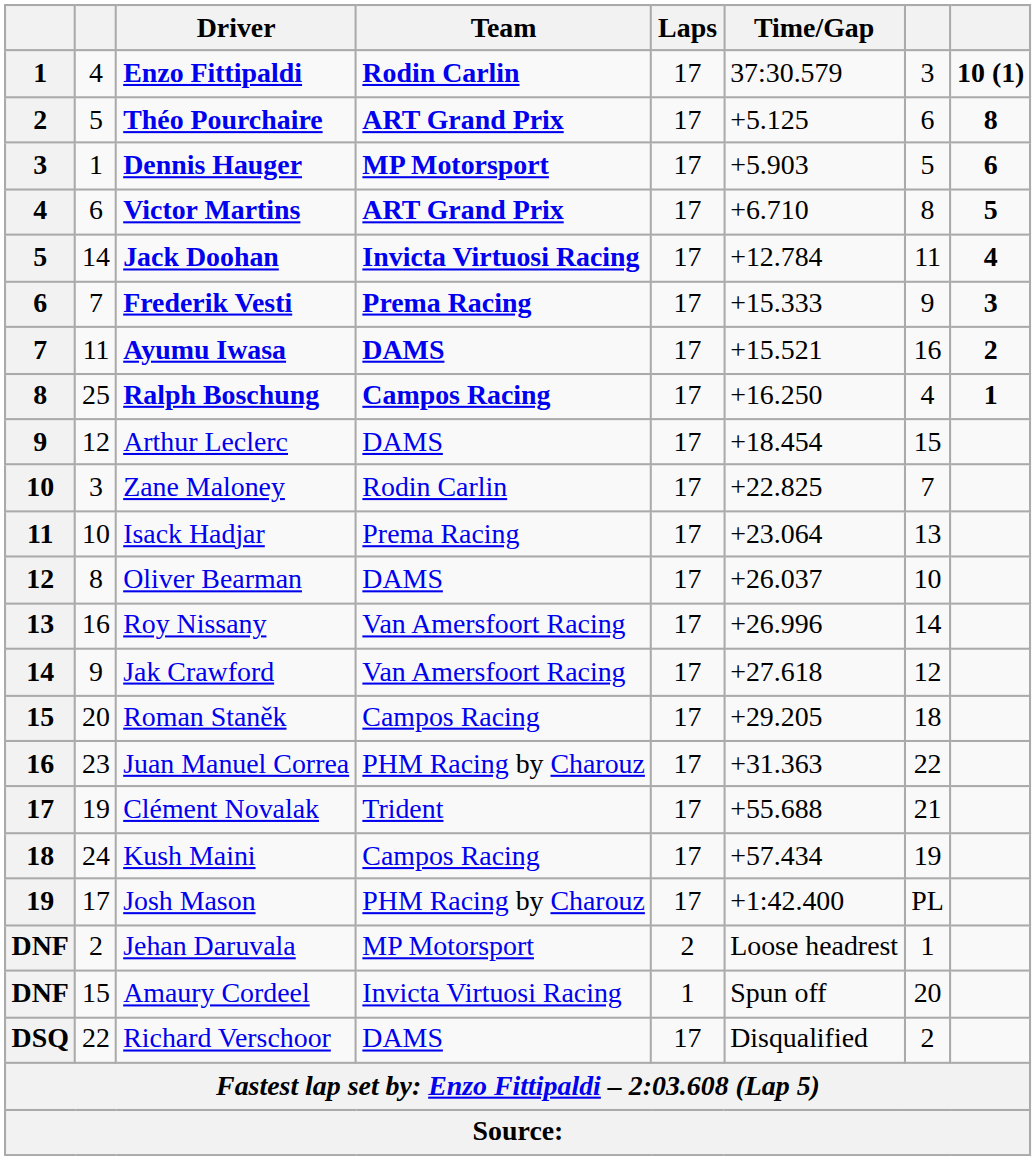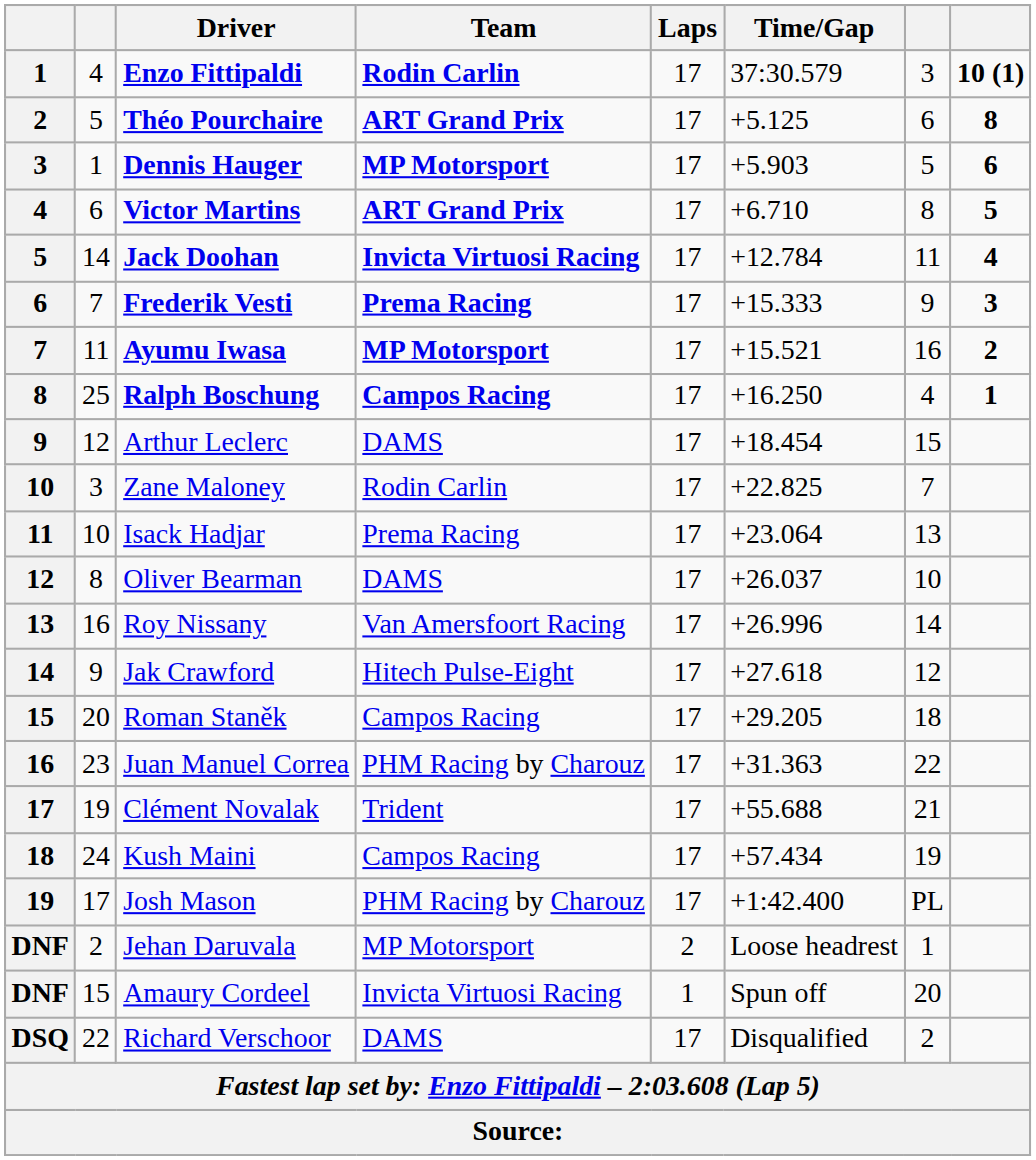(403, 349) DAMS -> (456, 349) MP Motorsport
(494, 671) Van Amersfoort Racing -> (468, 671) Hitech Pulse-Eight
